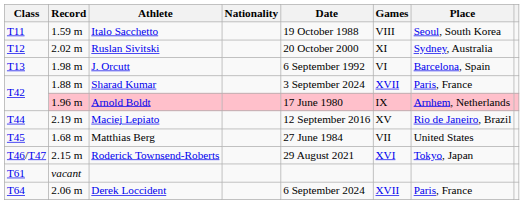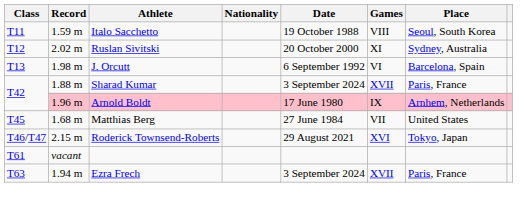- row: (125, 119)
+ row: (116, 173)
- row: (129, 191)
